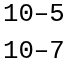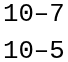rows swapped: (34, 14) <-> (34, 51)
